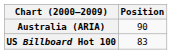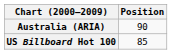(142, 41) 83 -> (142, 41) 85
